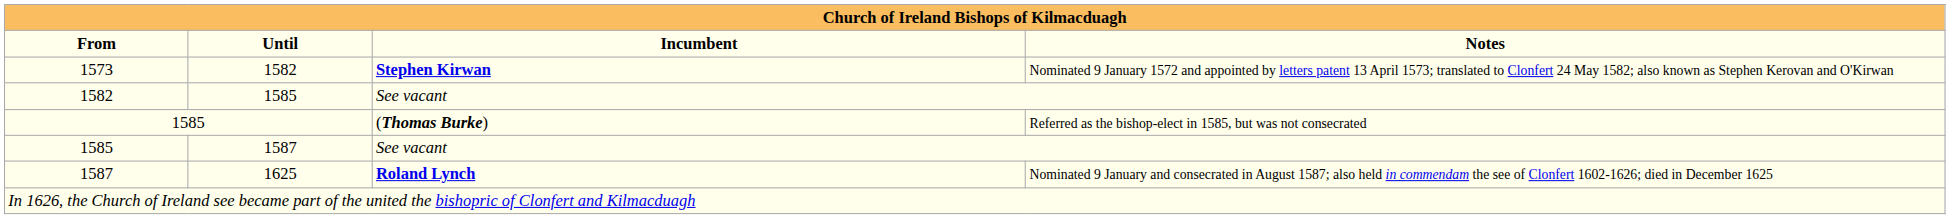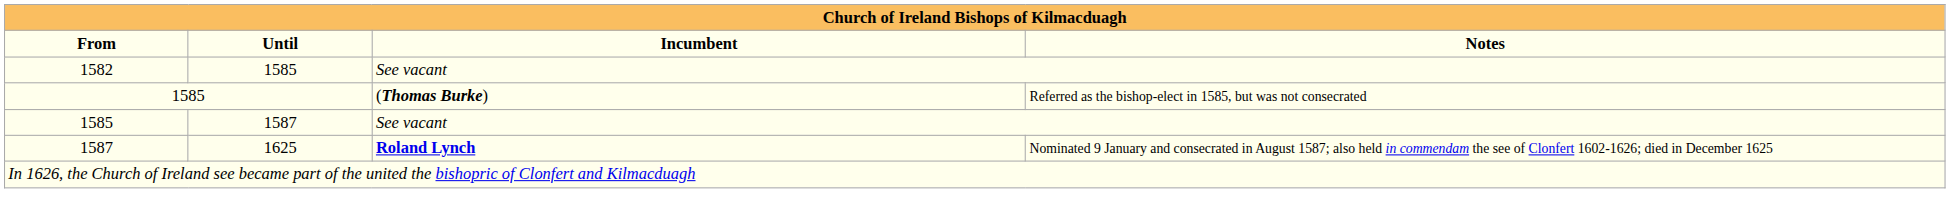- row: (96, 69)
